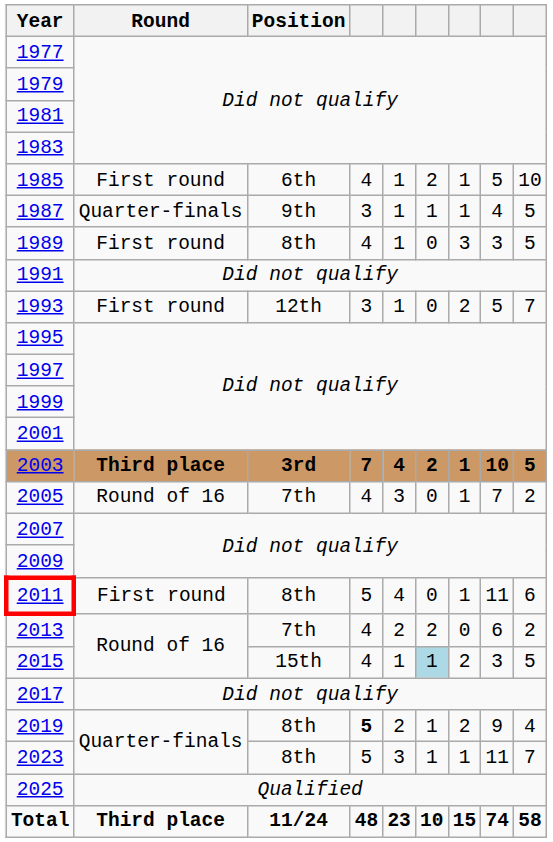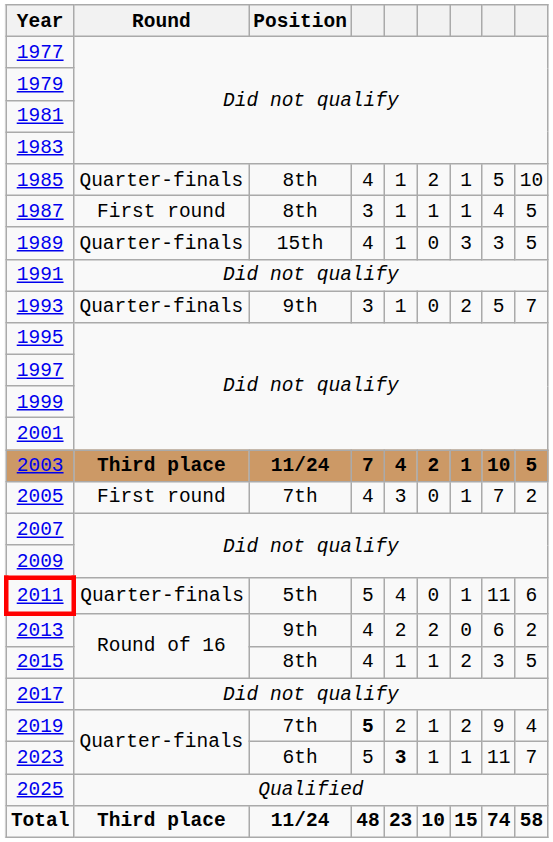(161, 180) First round -> (161, 180) Quarter-finals
(299, 180) 6th -> (300, 180) 8th
(161, 211) Quarter-finals -> (161, 211) First round
(299, 211) 9th -> (300, 211) 8th
(161, 243) First round -> (161, 243) Quarter-finals
(299, 243) 8th -> (300, 243) 15th
(161, 307) First round -> (161, 307) Quarter-finals
(299, 307) 12th -> (300, 307) 9th
(299, 466) 3rd -> (300, 466) 11/24
(161, 497) Round of 16 -> (161, 497) First round
(161, 596) First round -> (162, 596) Quarter-finals
(299, 596) 8th -> (300, 596) 5th
(299, 630) 7th -> (300, 630) 9th
(299, 662) 15th -> (300, 662) 8th
(432, 662) lightblue background -> (433, 662) no background
(299, 726) 8th -> (300, 726) 7th
(299, 758) 8th -> (300, 758) 6th
(399, 758) normal -> (401, 758) bold
